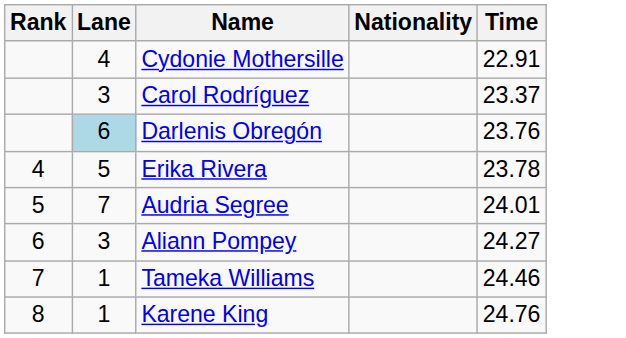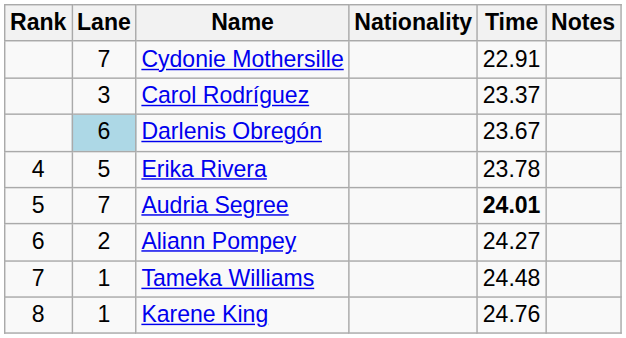+ column: (583, 22)
(104, 59) 4 -> (104, 59) 7
(512, 132) 23.76 -> (512, 132) 23.67
(512, 205) normal -> (512, 205) bold
(104, 242) 3 -> (104, 242) 2
(512, 278) 24.46 -> (512, 278) 24.48
